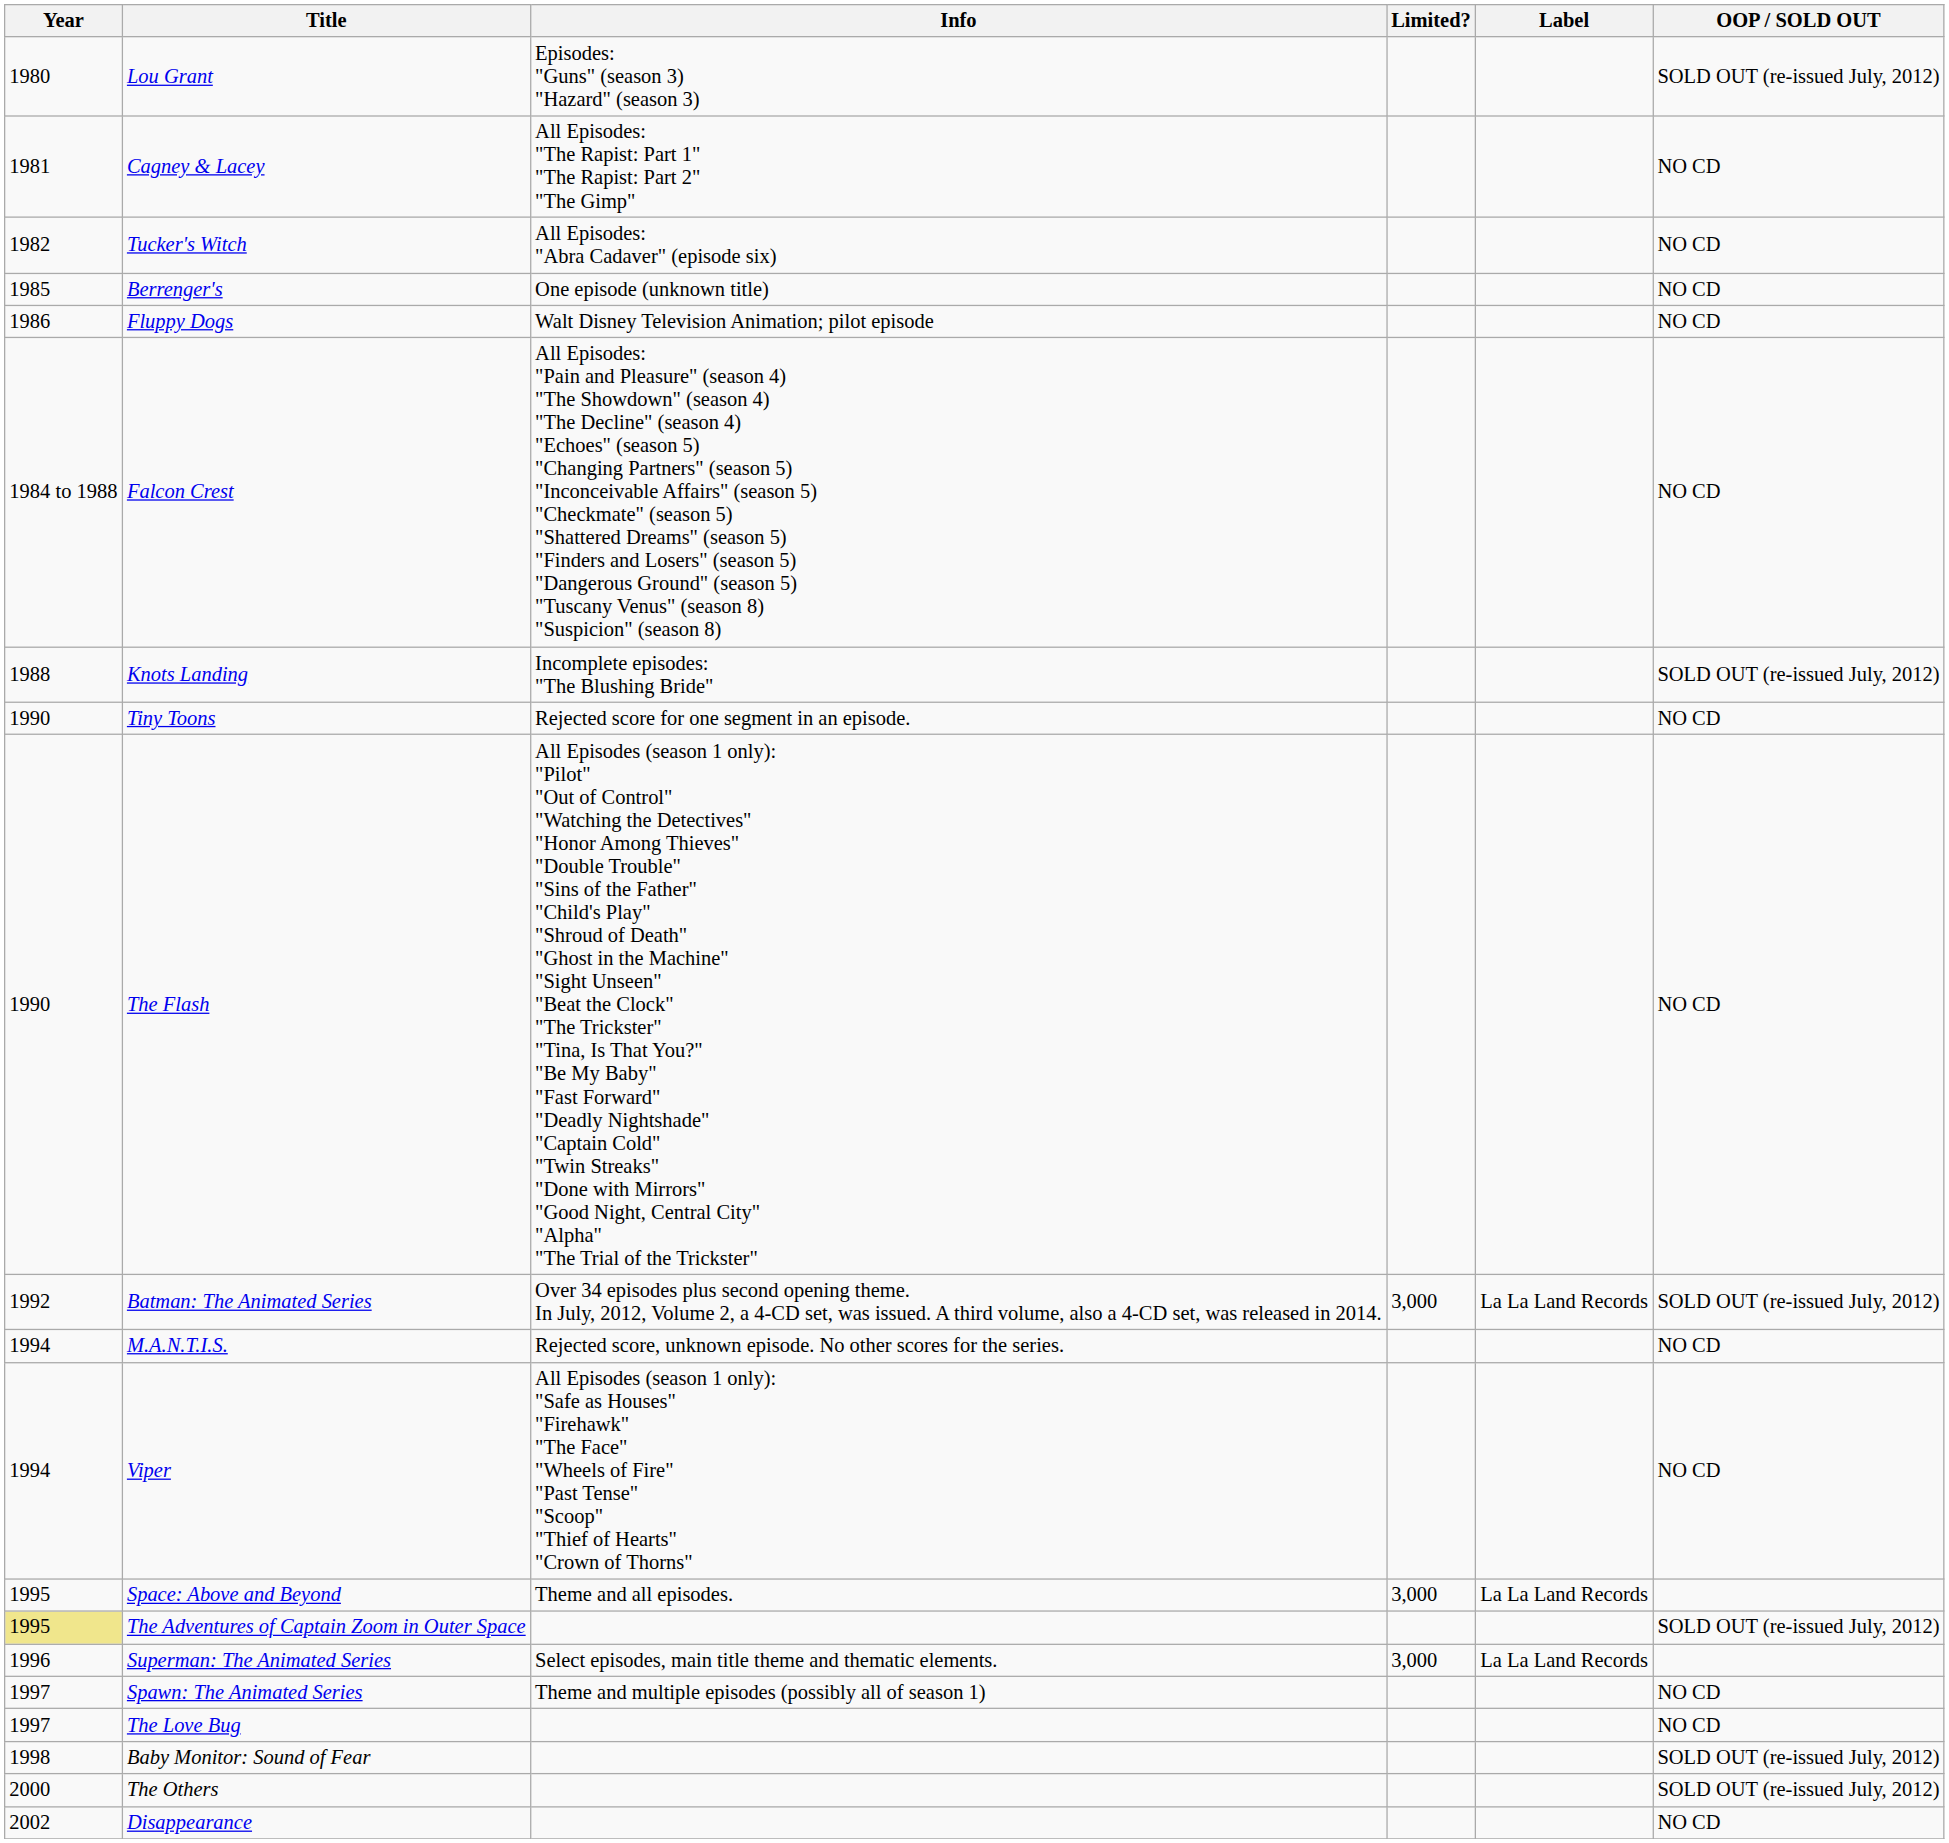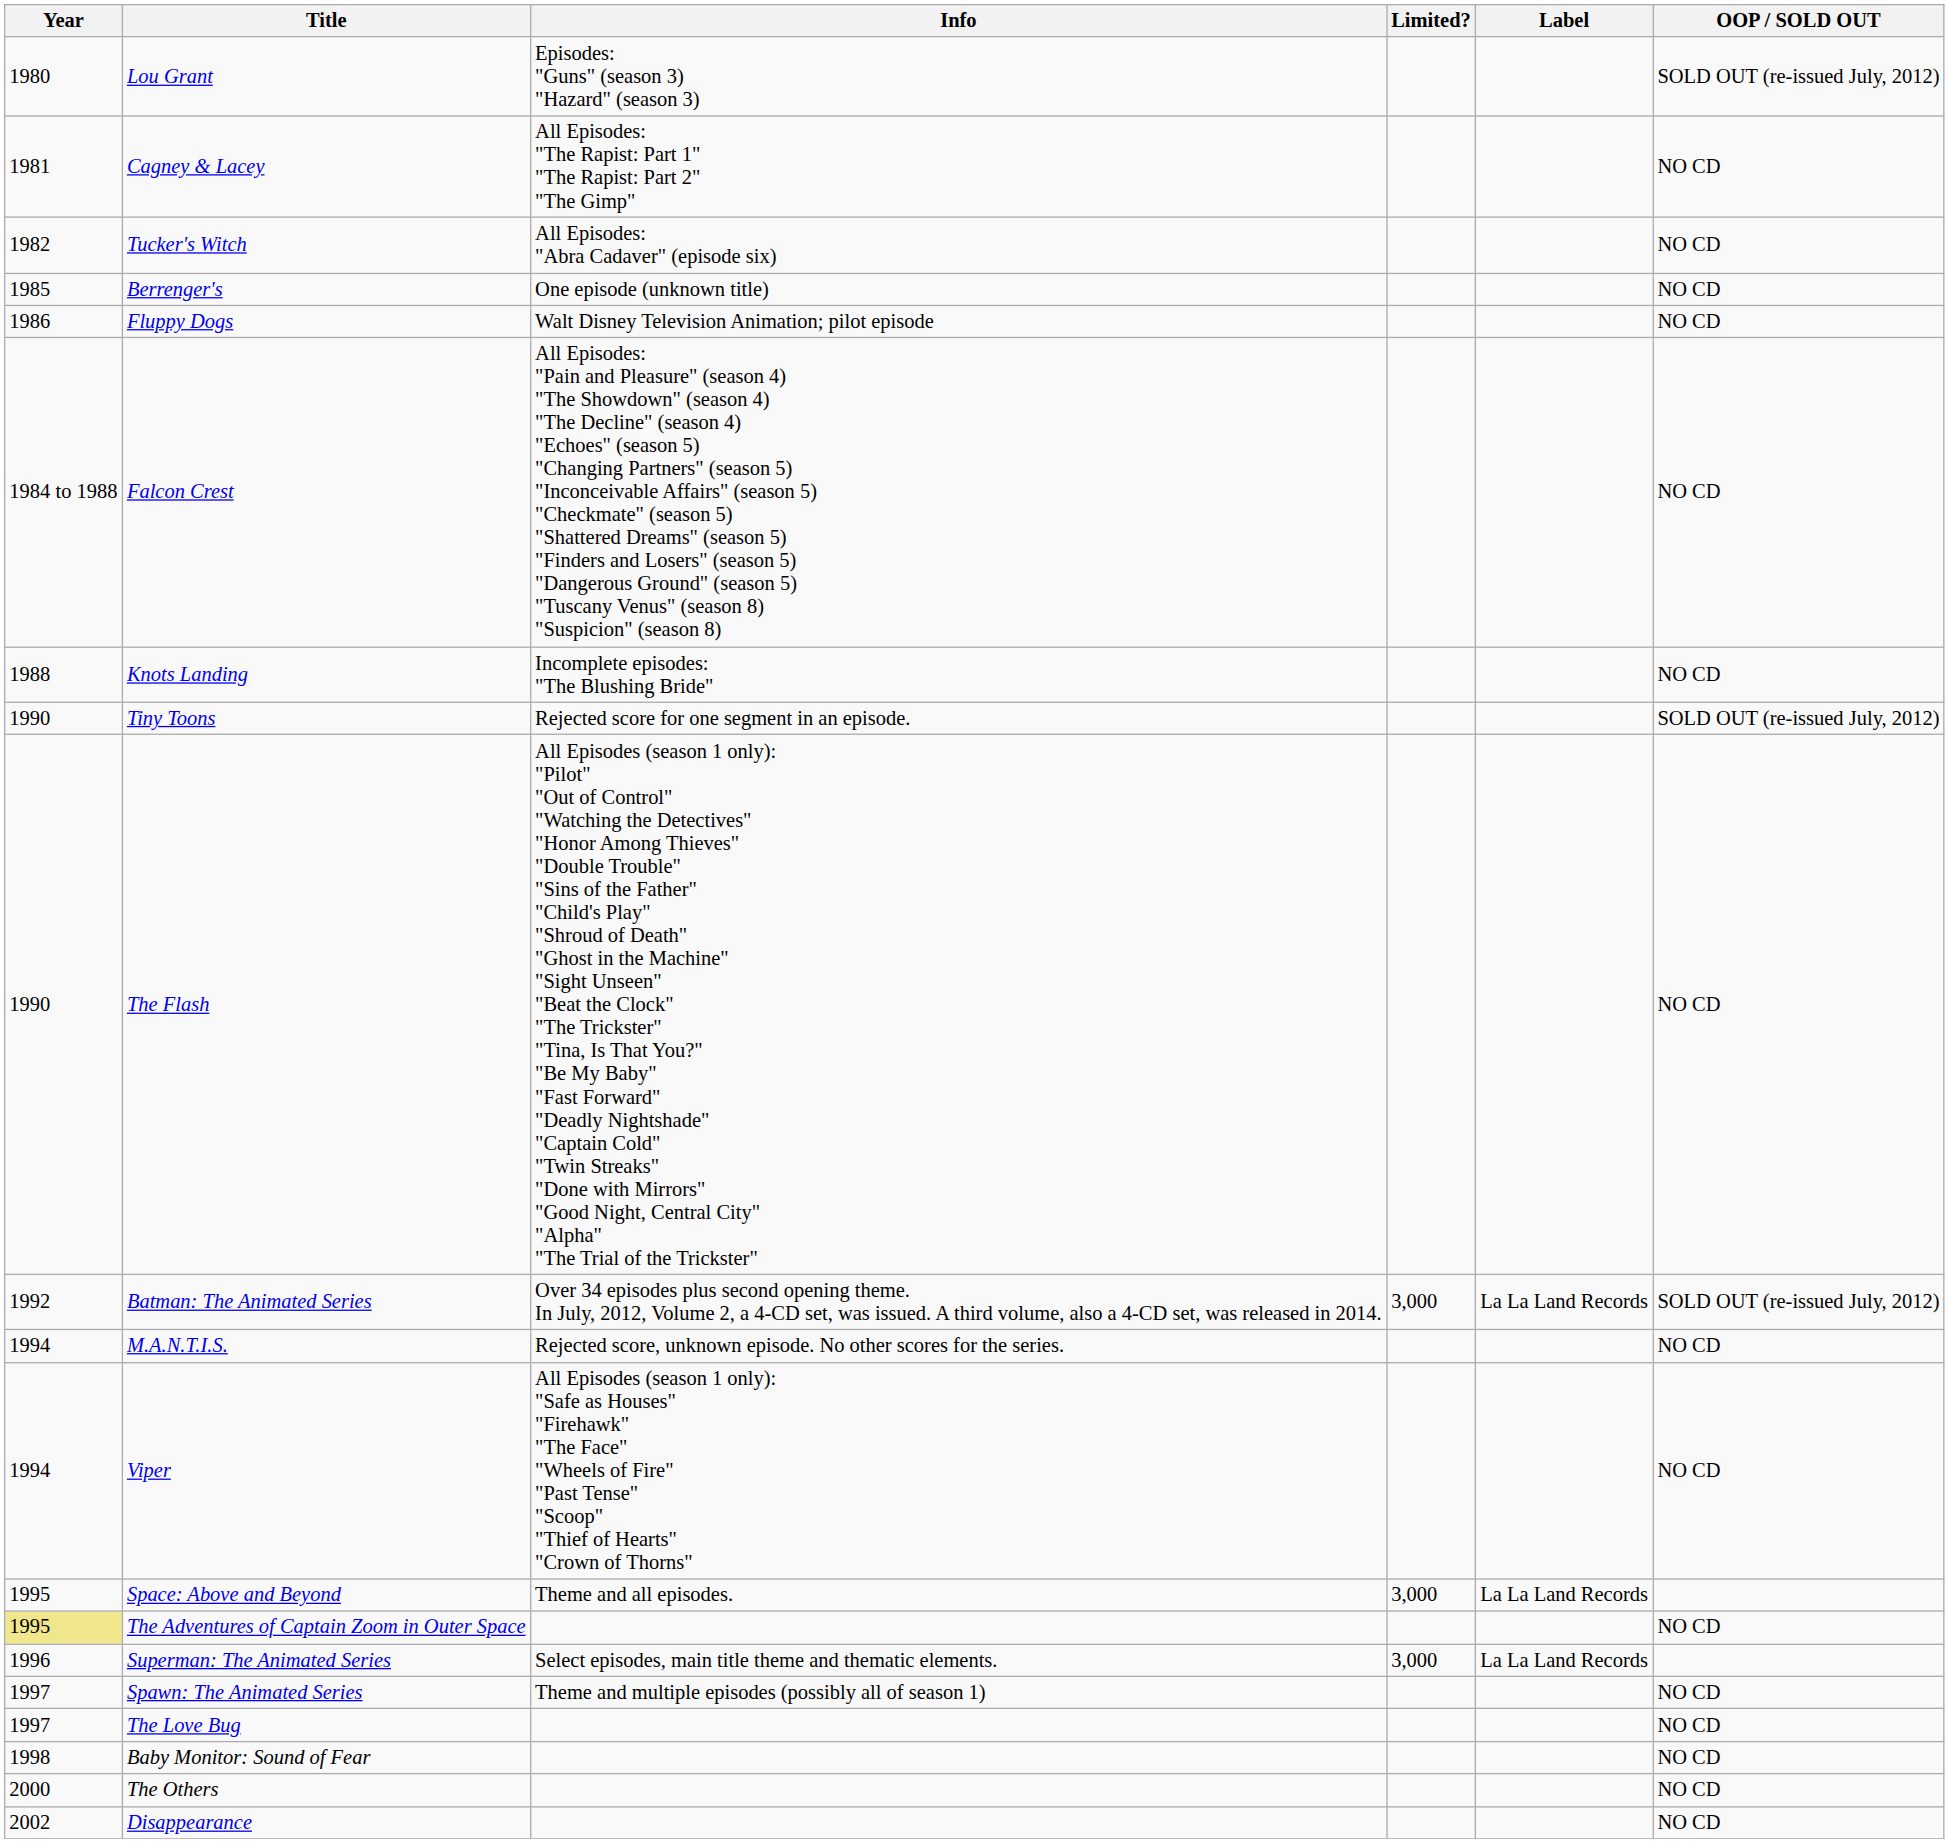(1798, 674) SOLD OUT (re-issued July, 2012) -> (1689, 674) NO CD
(1689, 718) NO CD -> (1798, 718) SOLD OUT (re-issued July, 2012)
(1798, 1627) SOLD OUT (re-issued July, 2012) -> (1689, 1627) NO CD
(1798, 1757) SOLD OUT (re-issued July, 2012) -> (1689, 1757) NO CD
(1798, 1789) SOLD OUT (re-issued July, 2012) -> (1689, 1789) NO CD
